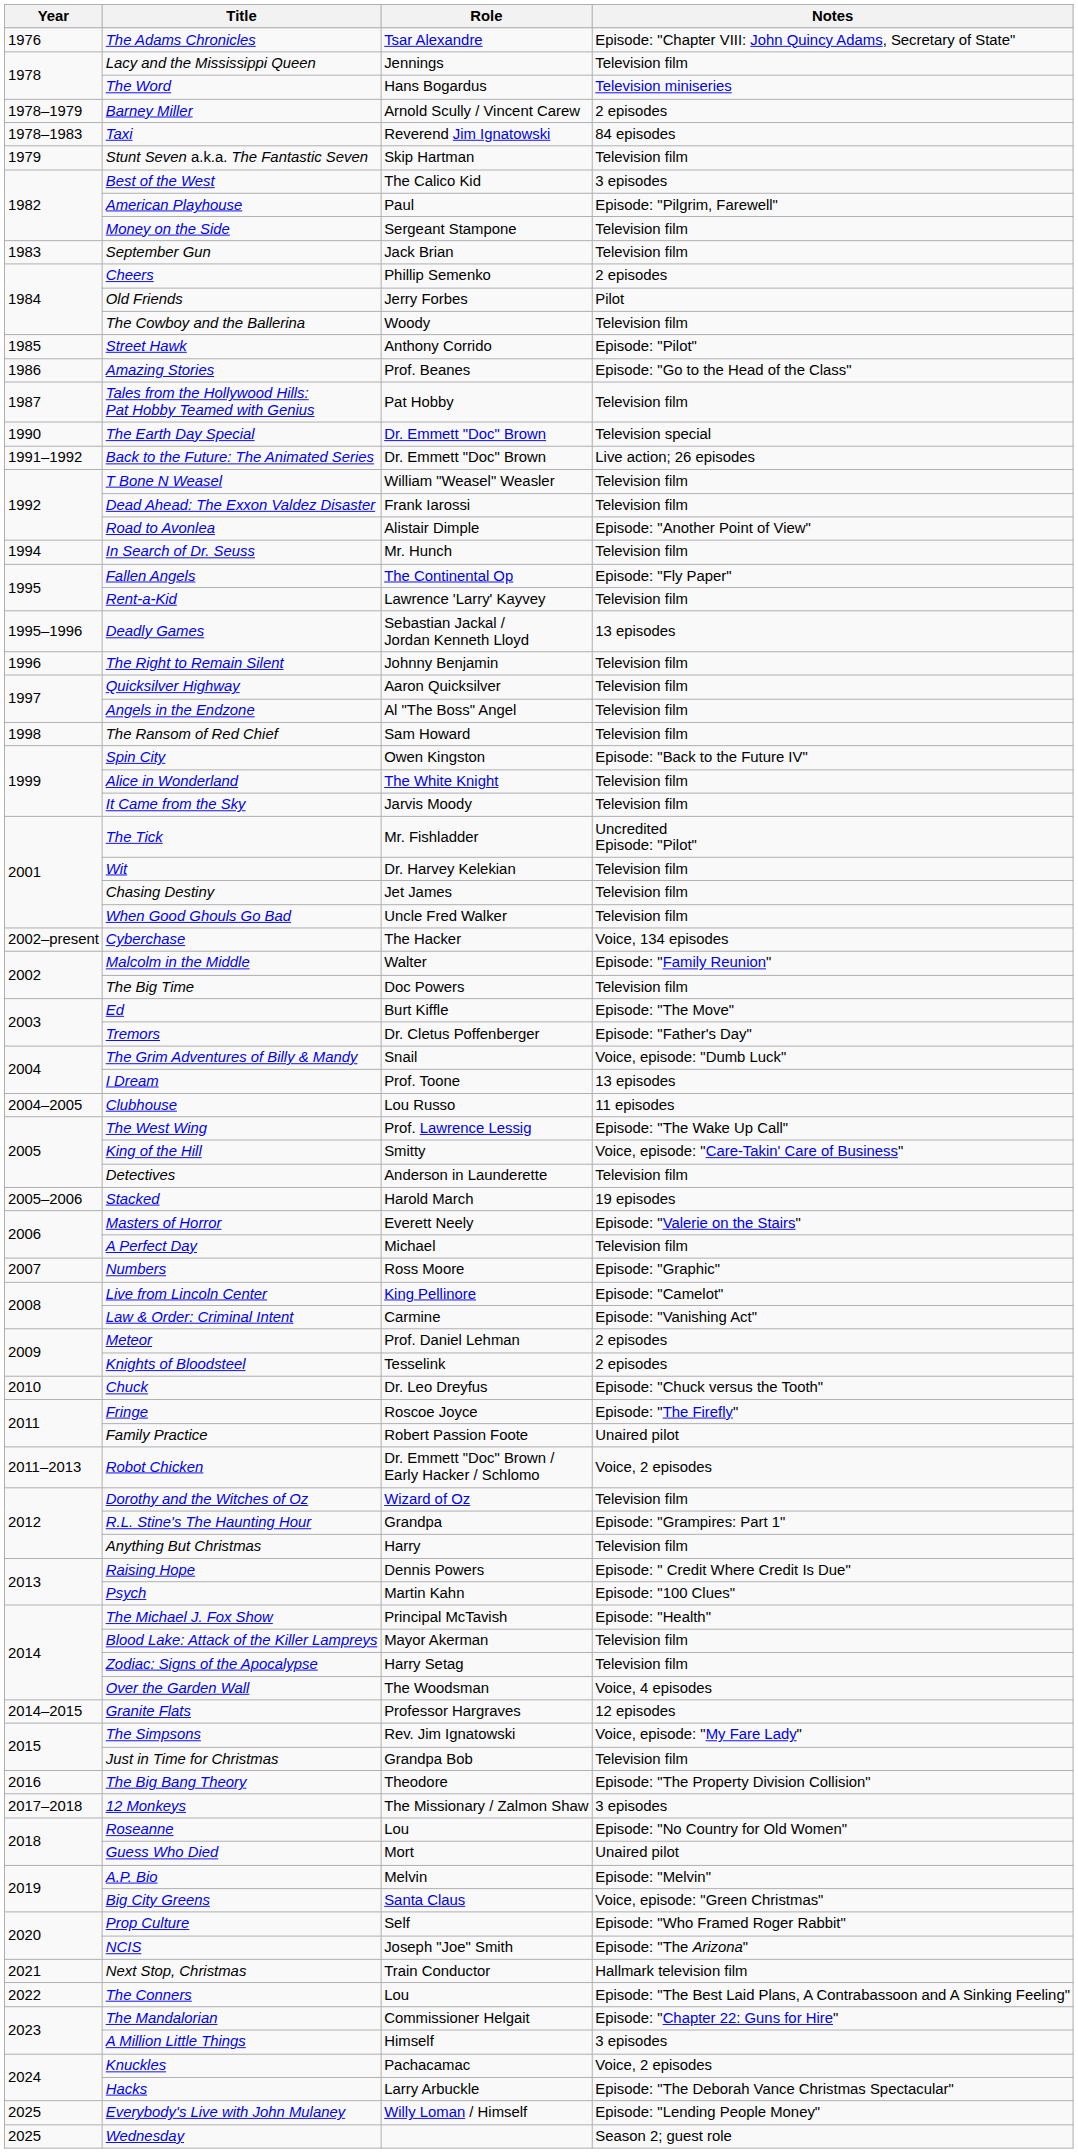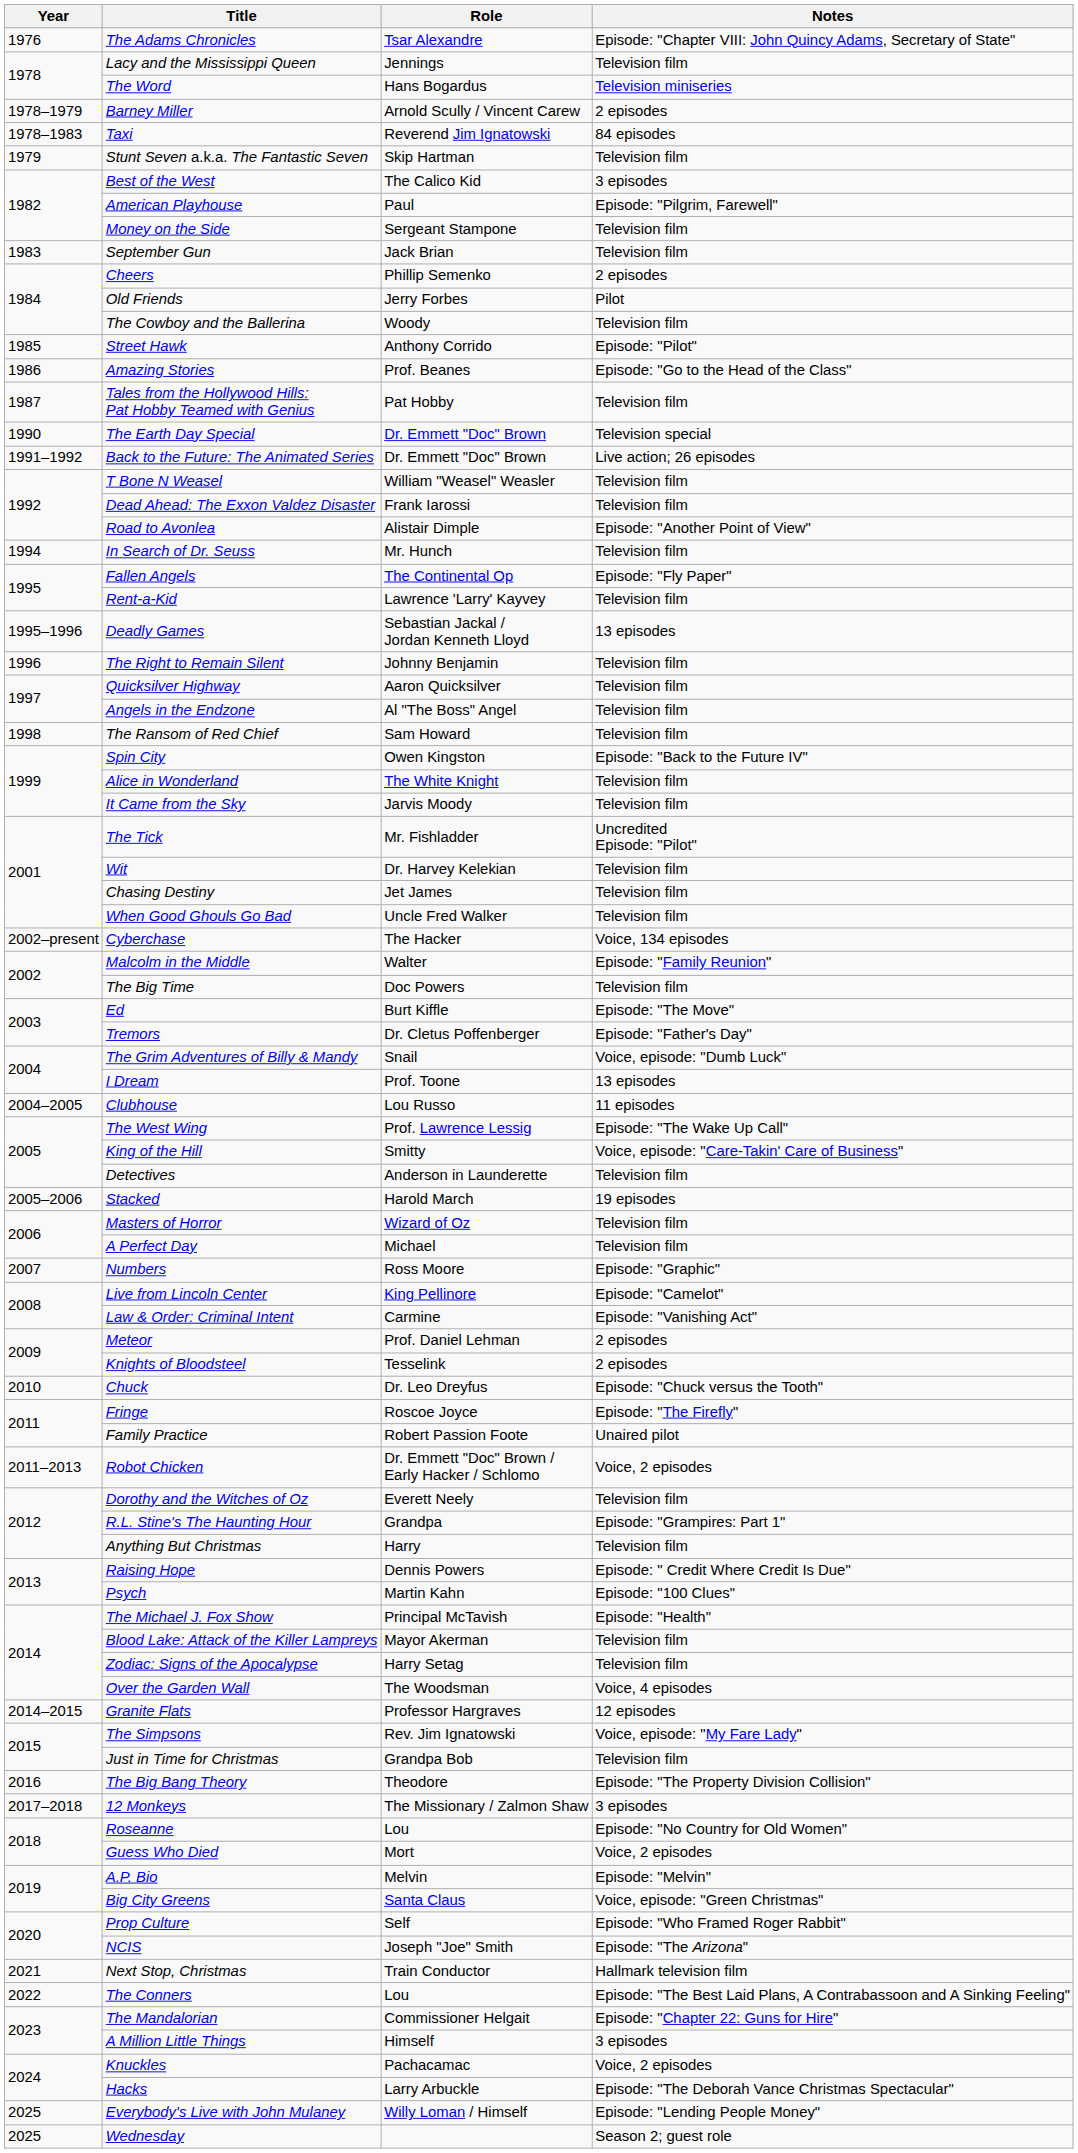(429, 1222) Everett Neely -> (427, 1222) Wizard of Oz
(698, 1222) Episode: "Valerie on the Stairs" -> (642, 1222) Television film
(427, 1499) Wizard of Oz -> (429, 1499) Everett Neely
(637, 1853) Unaired pilot -> (654, 1853) Voice, 2 episodes
